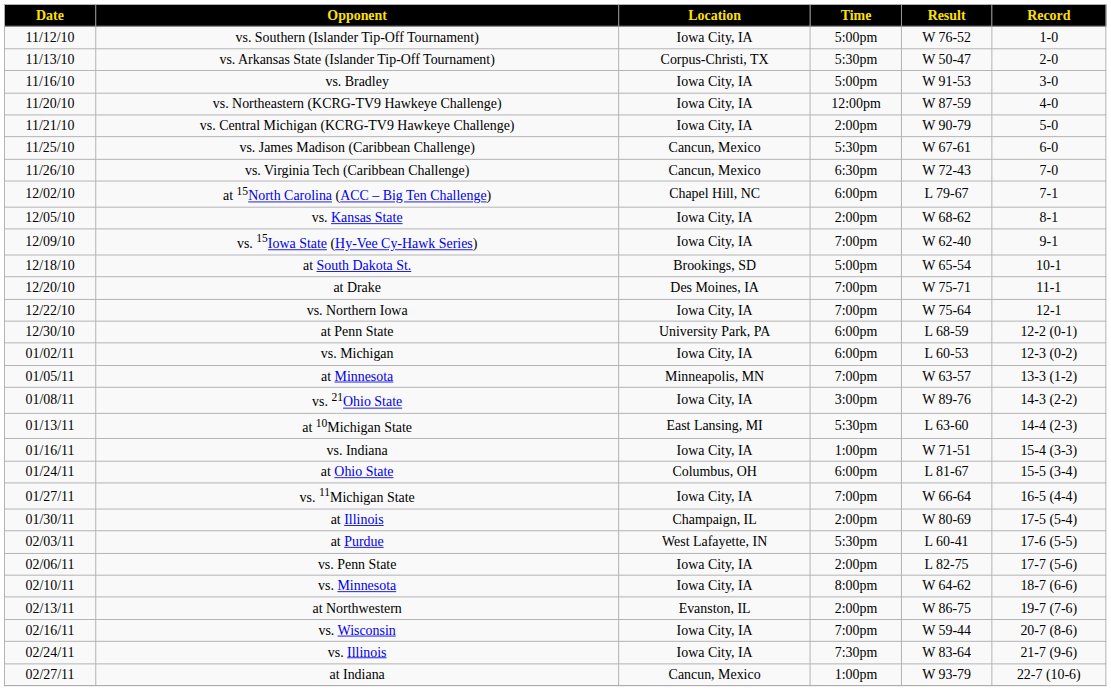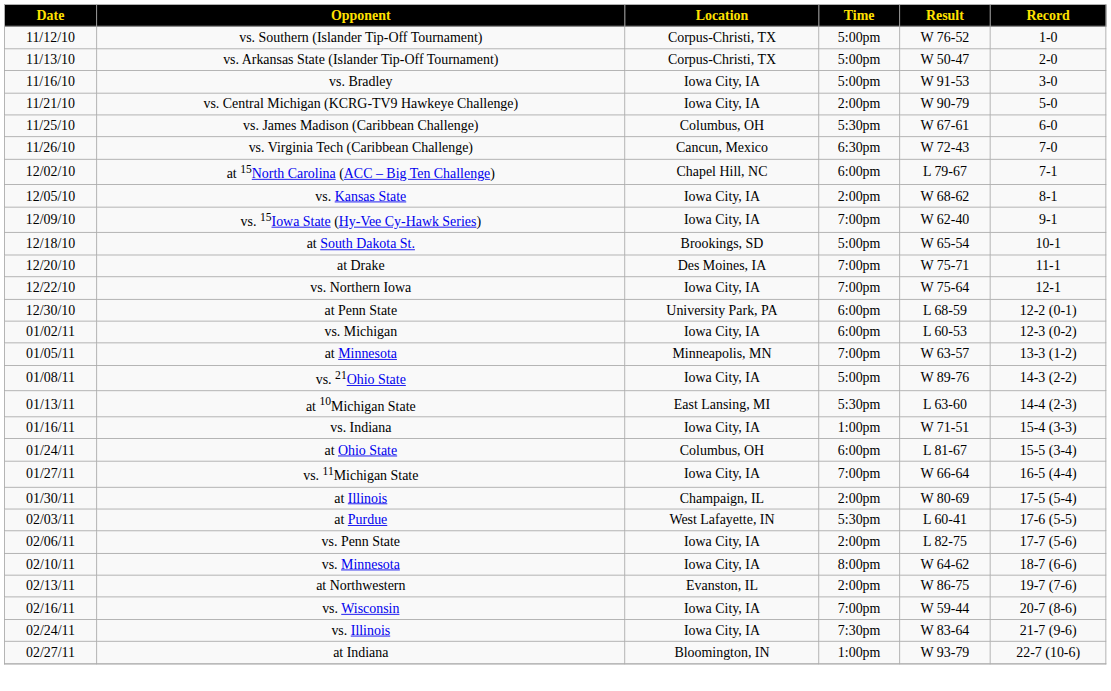(715, 37) Iowa City, IA -> (722, 37) Corpus-Christi, TX
(856, 59) 5:30pm -> (859, 59) 5:00pm
- row: (357, 103)
(715, 147) Cancun, Mexico -> (722, 125) Columbus, OH
(856, 400) 3:00pm -> (859, 378) 5:00pm
(715, 674) Cancun, Mexico -> (722, 652) Bloomington, IN
